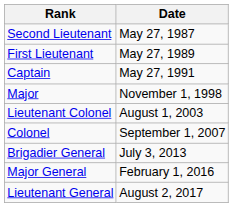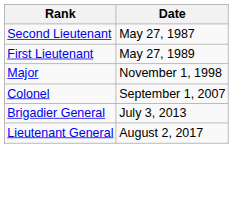- row: (29, 73)
- row: (59, 113)
- row: (47, 172)
